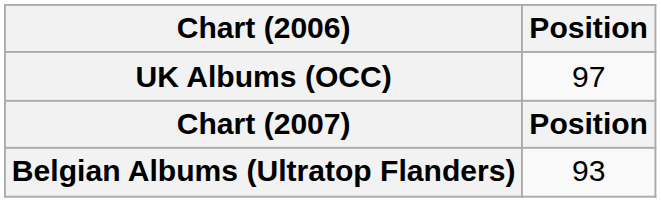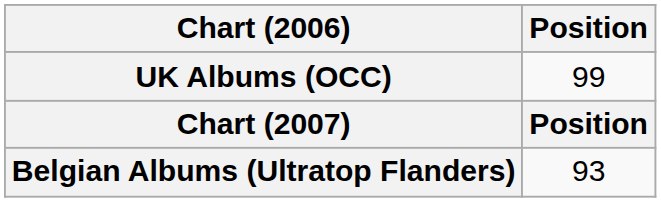(589, 76) 97 -> (589, 76) 99
